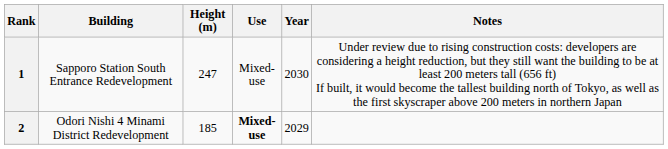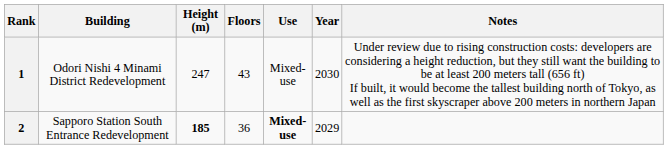+ column: (244, 20)
(111, 74) Sapporo Station South Entrance Redevelopment -> (107, 74) Odori Nishi 4 Minami District Redevelopment
(111, 127) Odori Nishi 4 Minami District Redevelopment -> (107, 127) Sapporo Station South Entrance Redevelopment
(208, 127) normal -> (201, 127) bold
